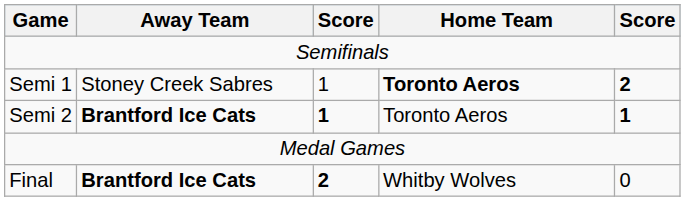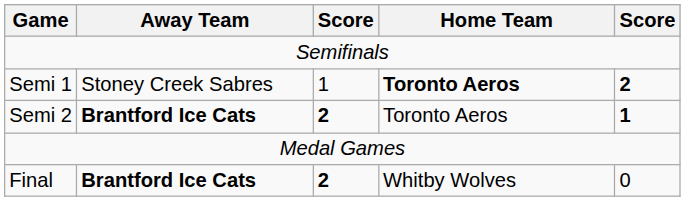(323, 116) 1 -> (323, 116) 2
